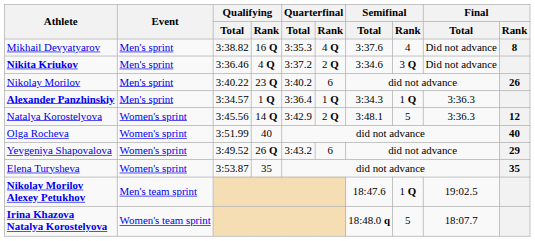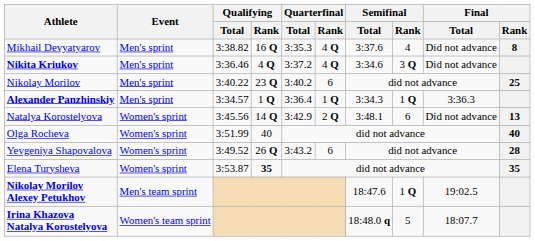(330, 64) 2 Q -> (330, 64) 4 Q
(515, 82) 26 -> (515, 82) 25
(408, 116) 5 -> (408, 116) 6
(461, 116) 3:36.3 -> (461, 116) Did not advance
(515, 116) 12 -> (515, 116) 13
(515, 151) 29 -> (515, 151) 28
(266, 168) normal -> (266, 168) bold
